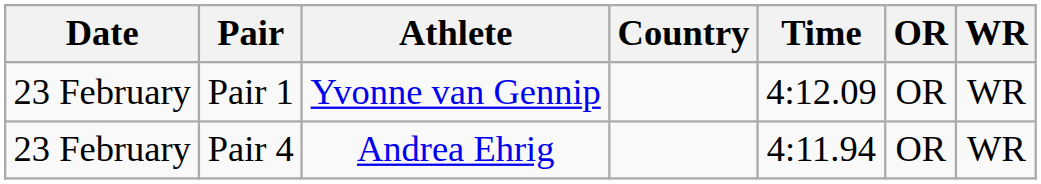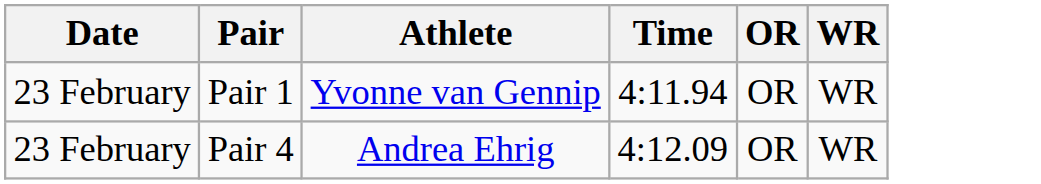- column: (683, 33)
(821, 91) 4:12.09 -> (673, 91) 4:11.94
(821, 149) 4:11.94 -> (673, 149) 4:12.09
